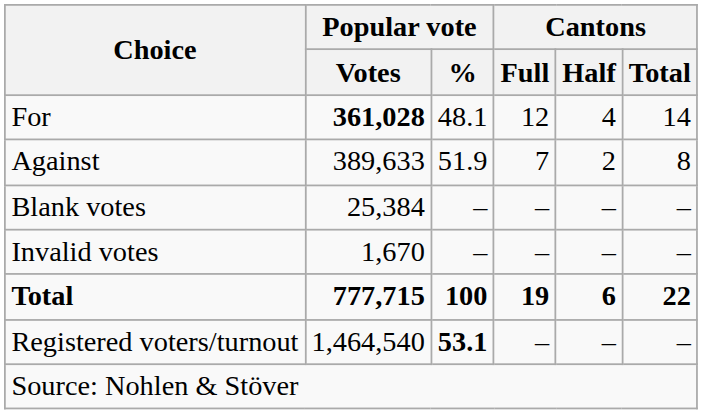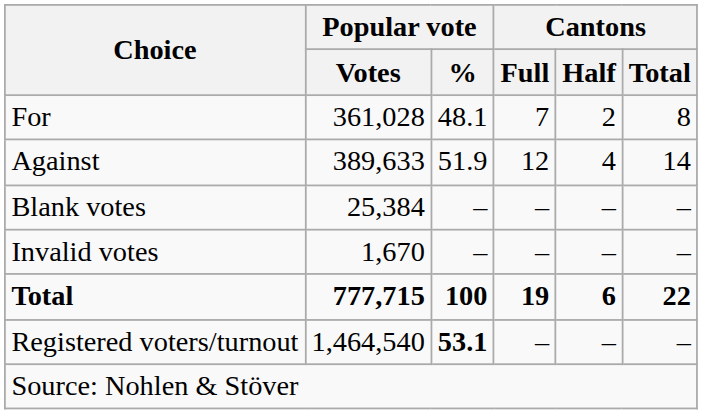(379, 116) bold -> (379, 116) normal
(535, 116) 12 -> (542, 116) 7
(609, 116) 4 -> (609, 116) 2
(677, 116) 14 -> (684, 116) 8
(542, 161) 7 -> (535, 161) 12
(609, 161) 2 -> (609, 161) 4
(684, 161) 8 -> (677, 161) 14
